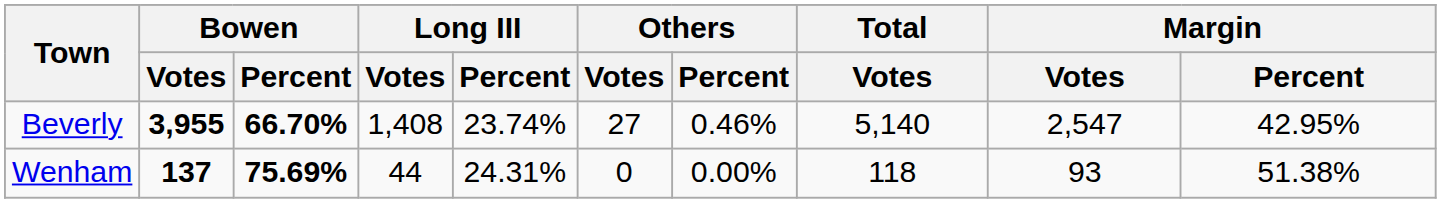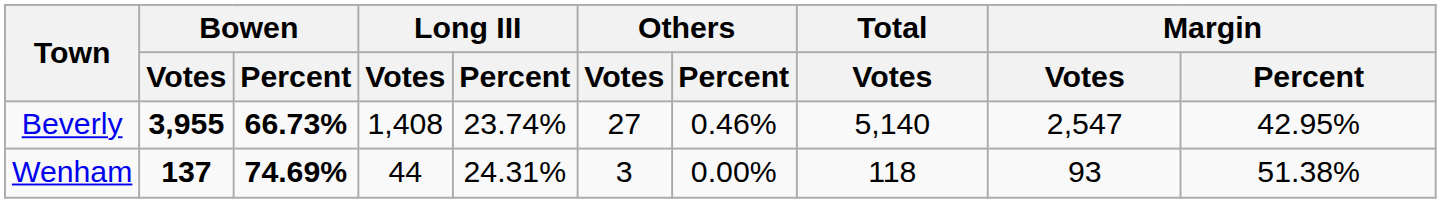(296, 124) 66.70% -> (296, 124) 66.73%
(296, 172) 75.69% -> (296, 172) 74.69%
(624, 172) 0 -> (624, 172) 3
